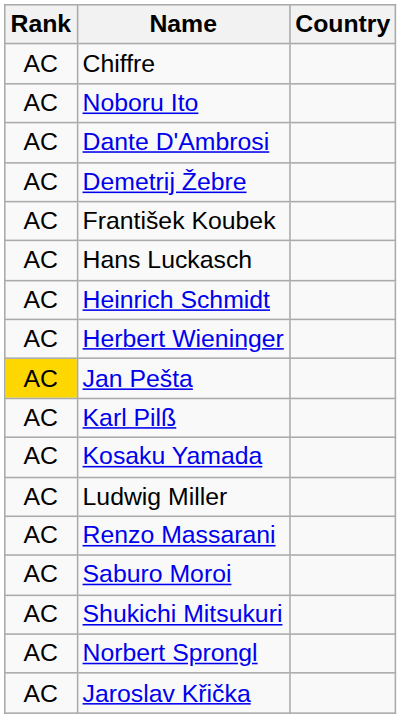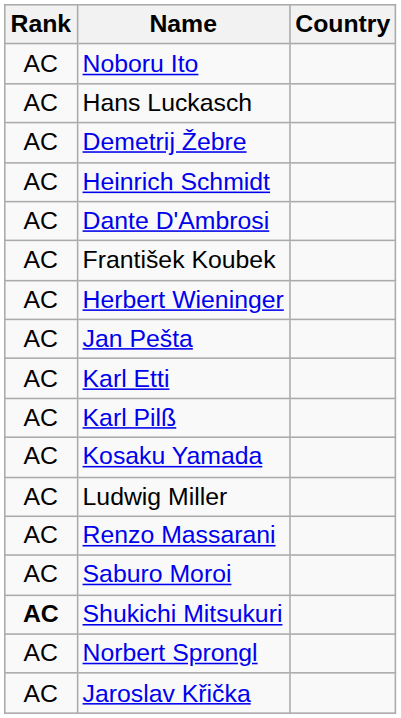- row: (119, 63)
rows swapped: (176, 142) <-> (167, 260)
rows swapped: (179, 220) <-> (176, 299)
(41, 378) gold background -> (41, 338) no background
+ row: (126, 378)
(41, 614) normal -> (41, 614) bold
